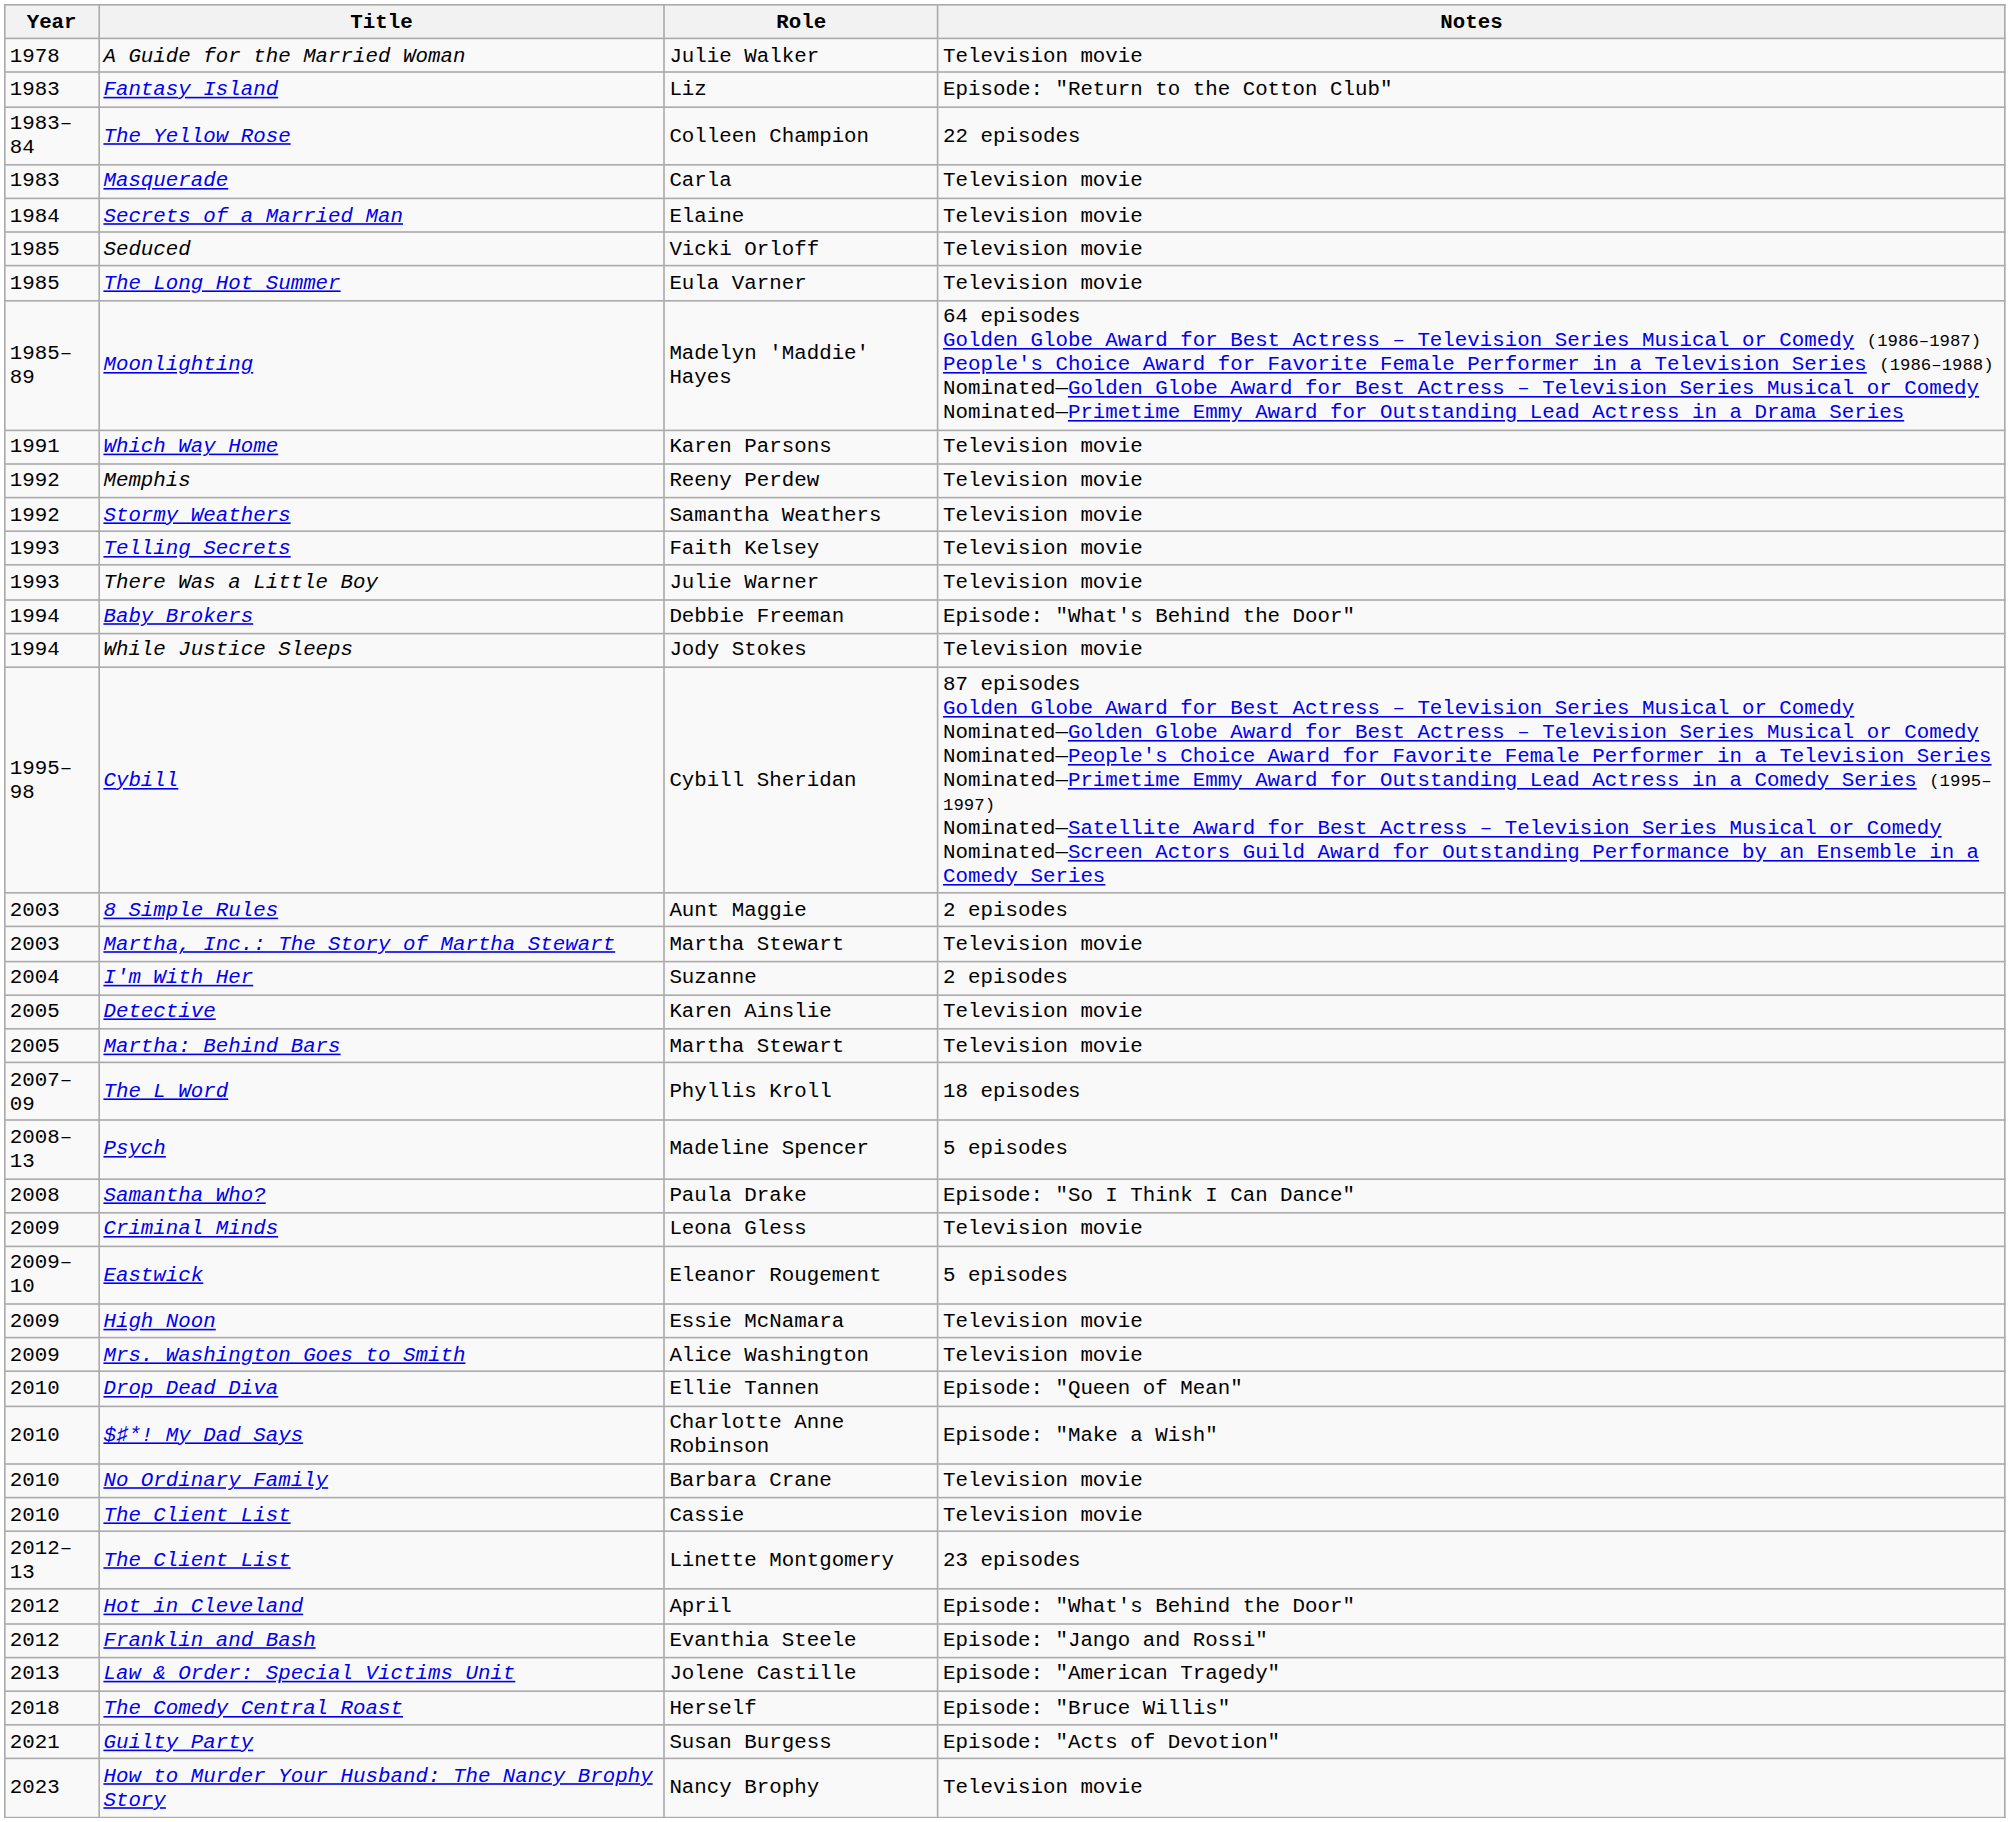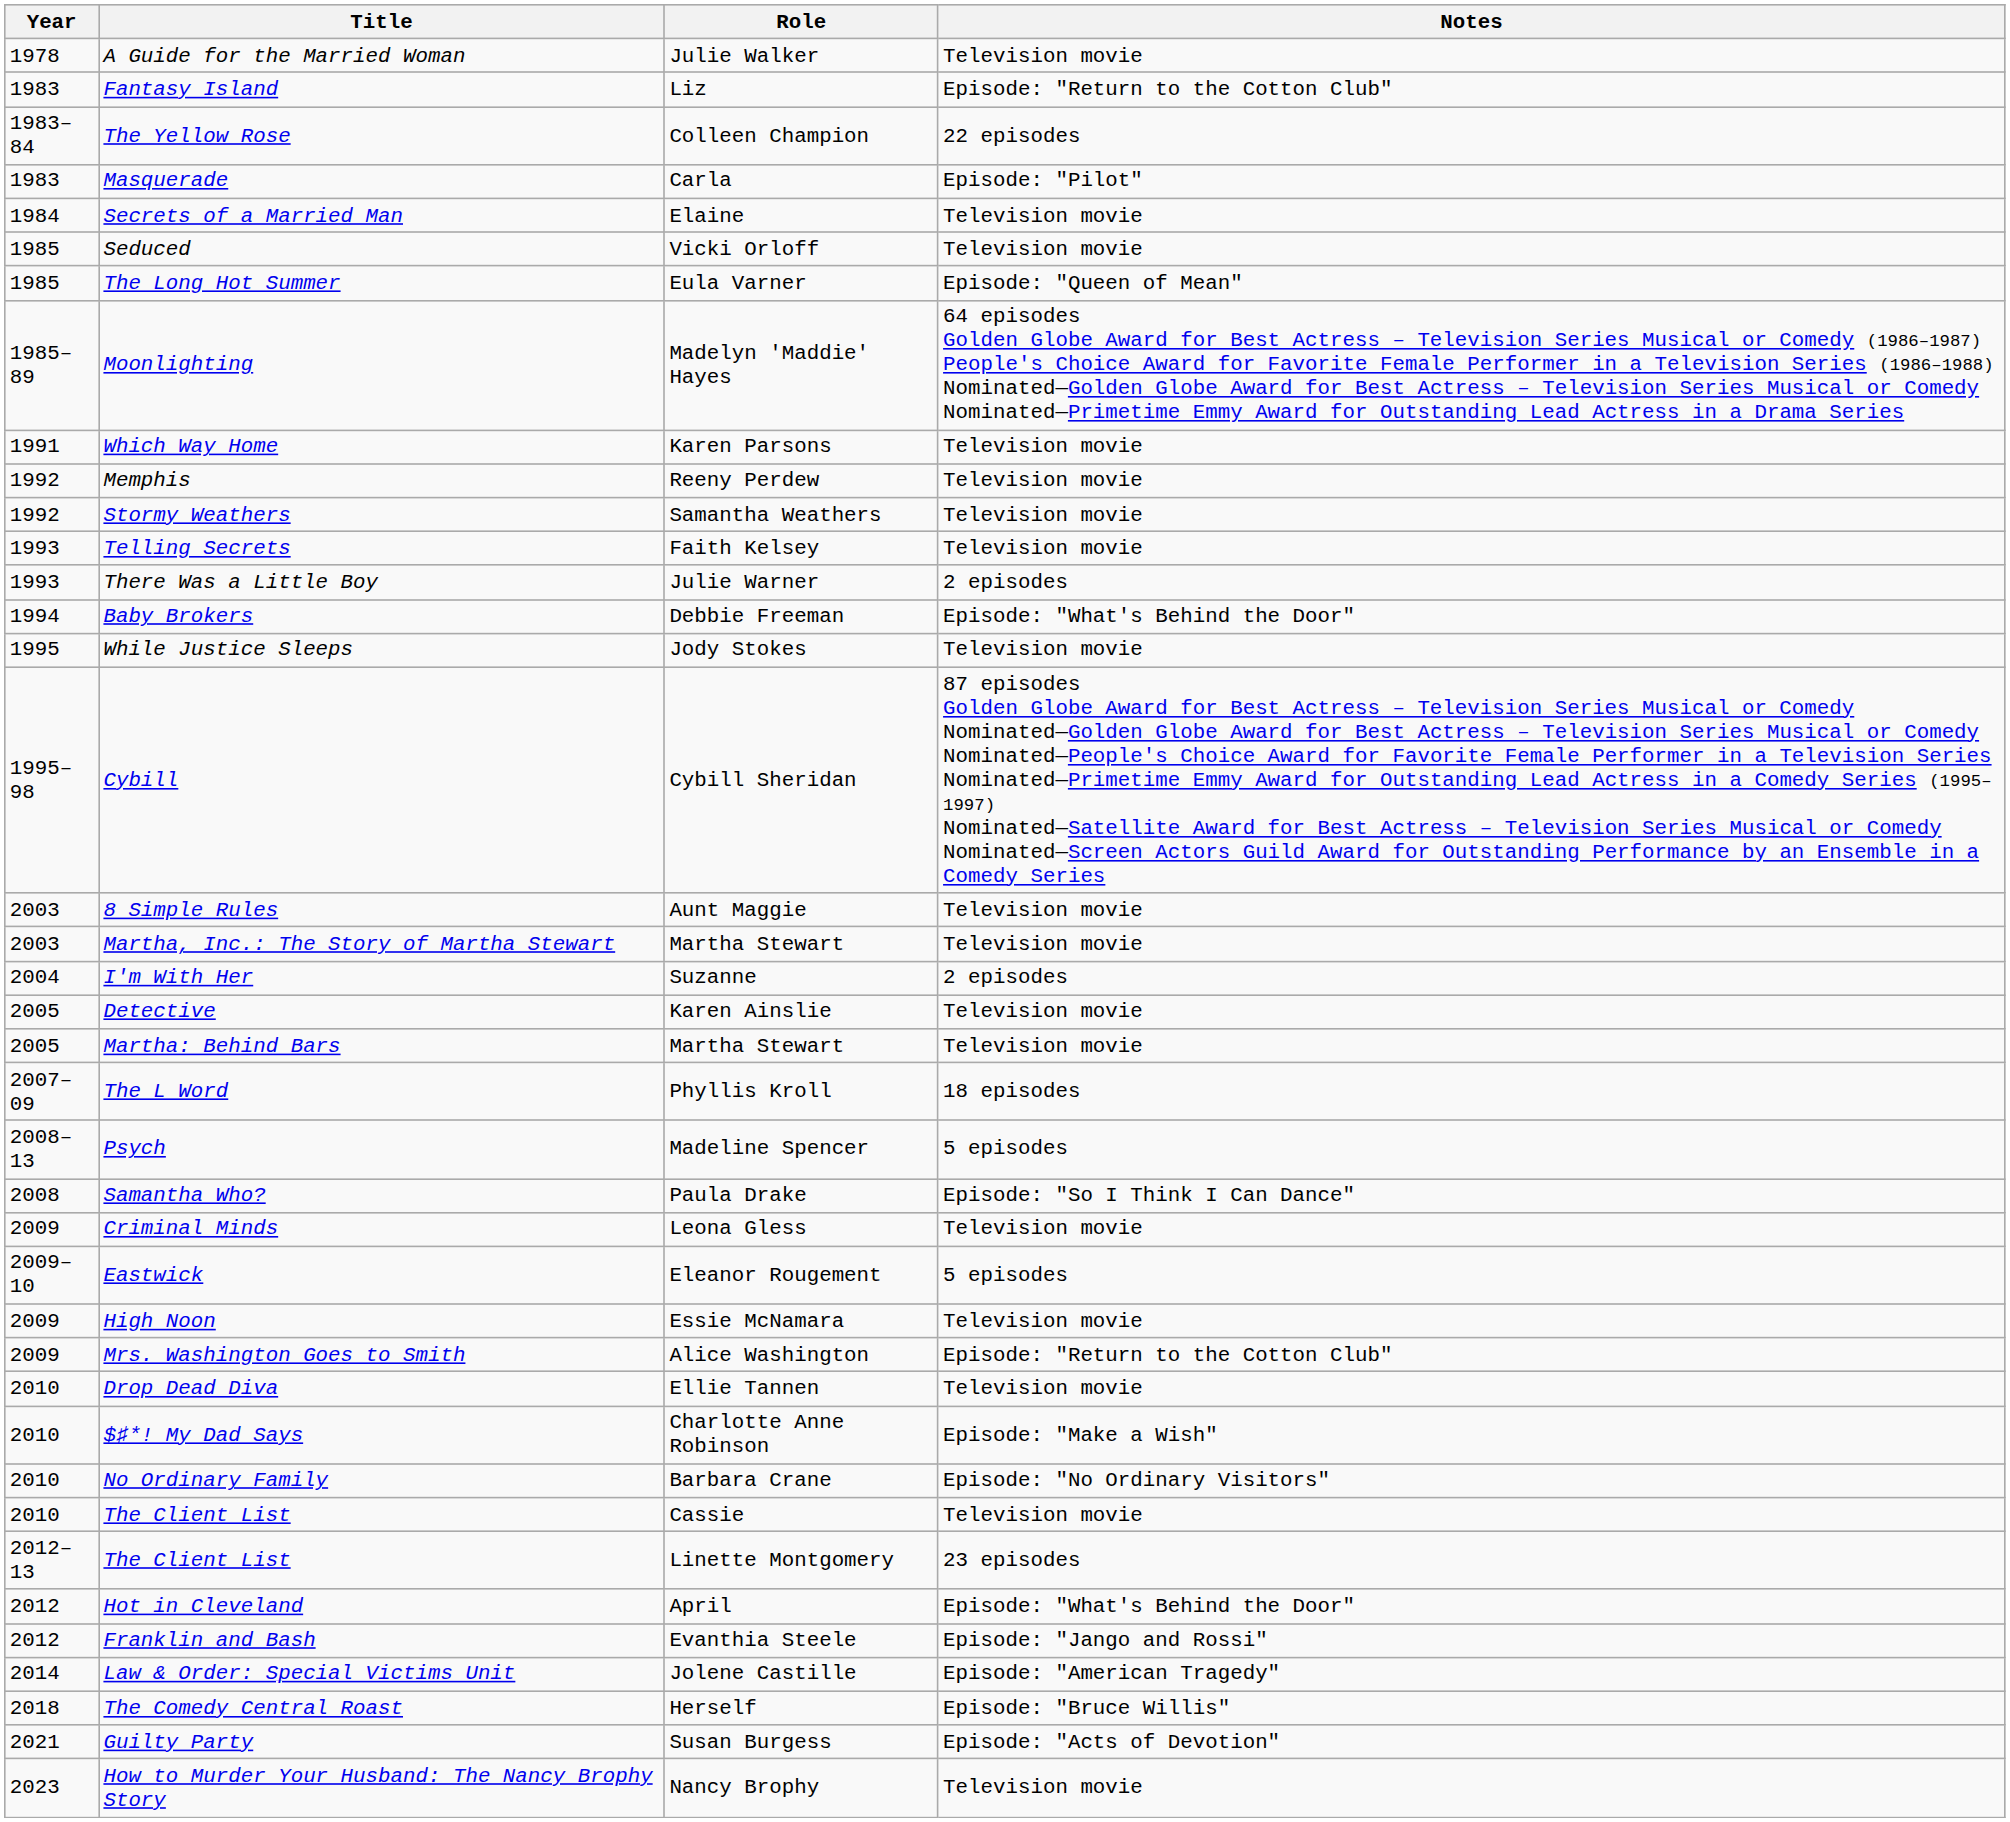(1043, 181) Television movie -> (1043, 181) Episode: "Pilot"
(1043, 283) Television movie -> (1093, 283) Episode: "Queen of Mean"
(1043, 582) Television movie -> (1005, 582) 2 episodes
(35, 650) 1994 -> (35, 650) 1995
(1005, 910) 2 episodes -> (1043, 910) Television movie
(1043, 1355) Television movie -> (1168, 1355) Episode: "Return to the Cotton Club"
(1093, 1389) Episode: "Queen of Mean" -> (1043, 1389) Television movie
(1043, 1481) Television movie -> (1137, 1481) Episode: "No Ordinary Visitors"
(35, 1674) 2013 -> (35, 1674) 2014
